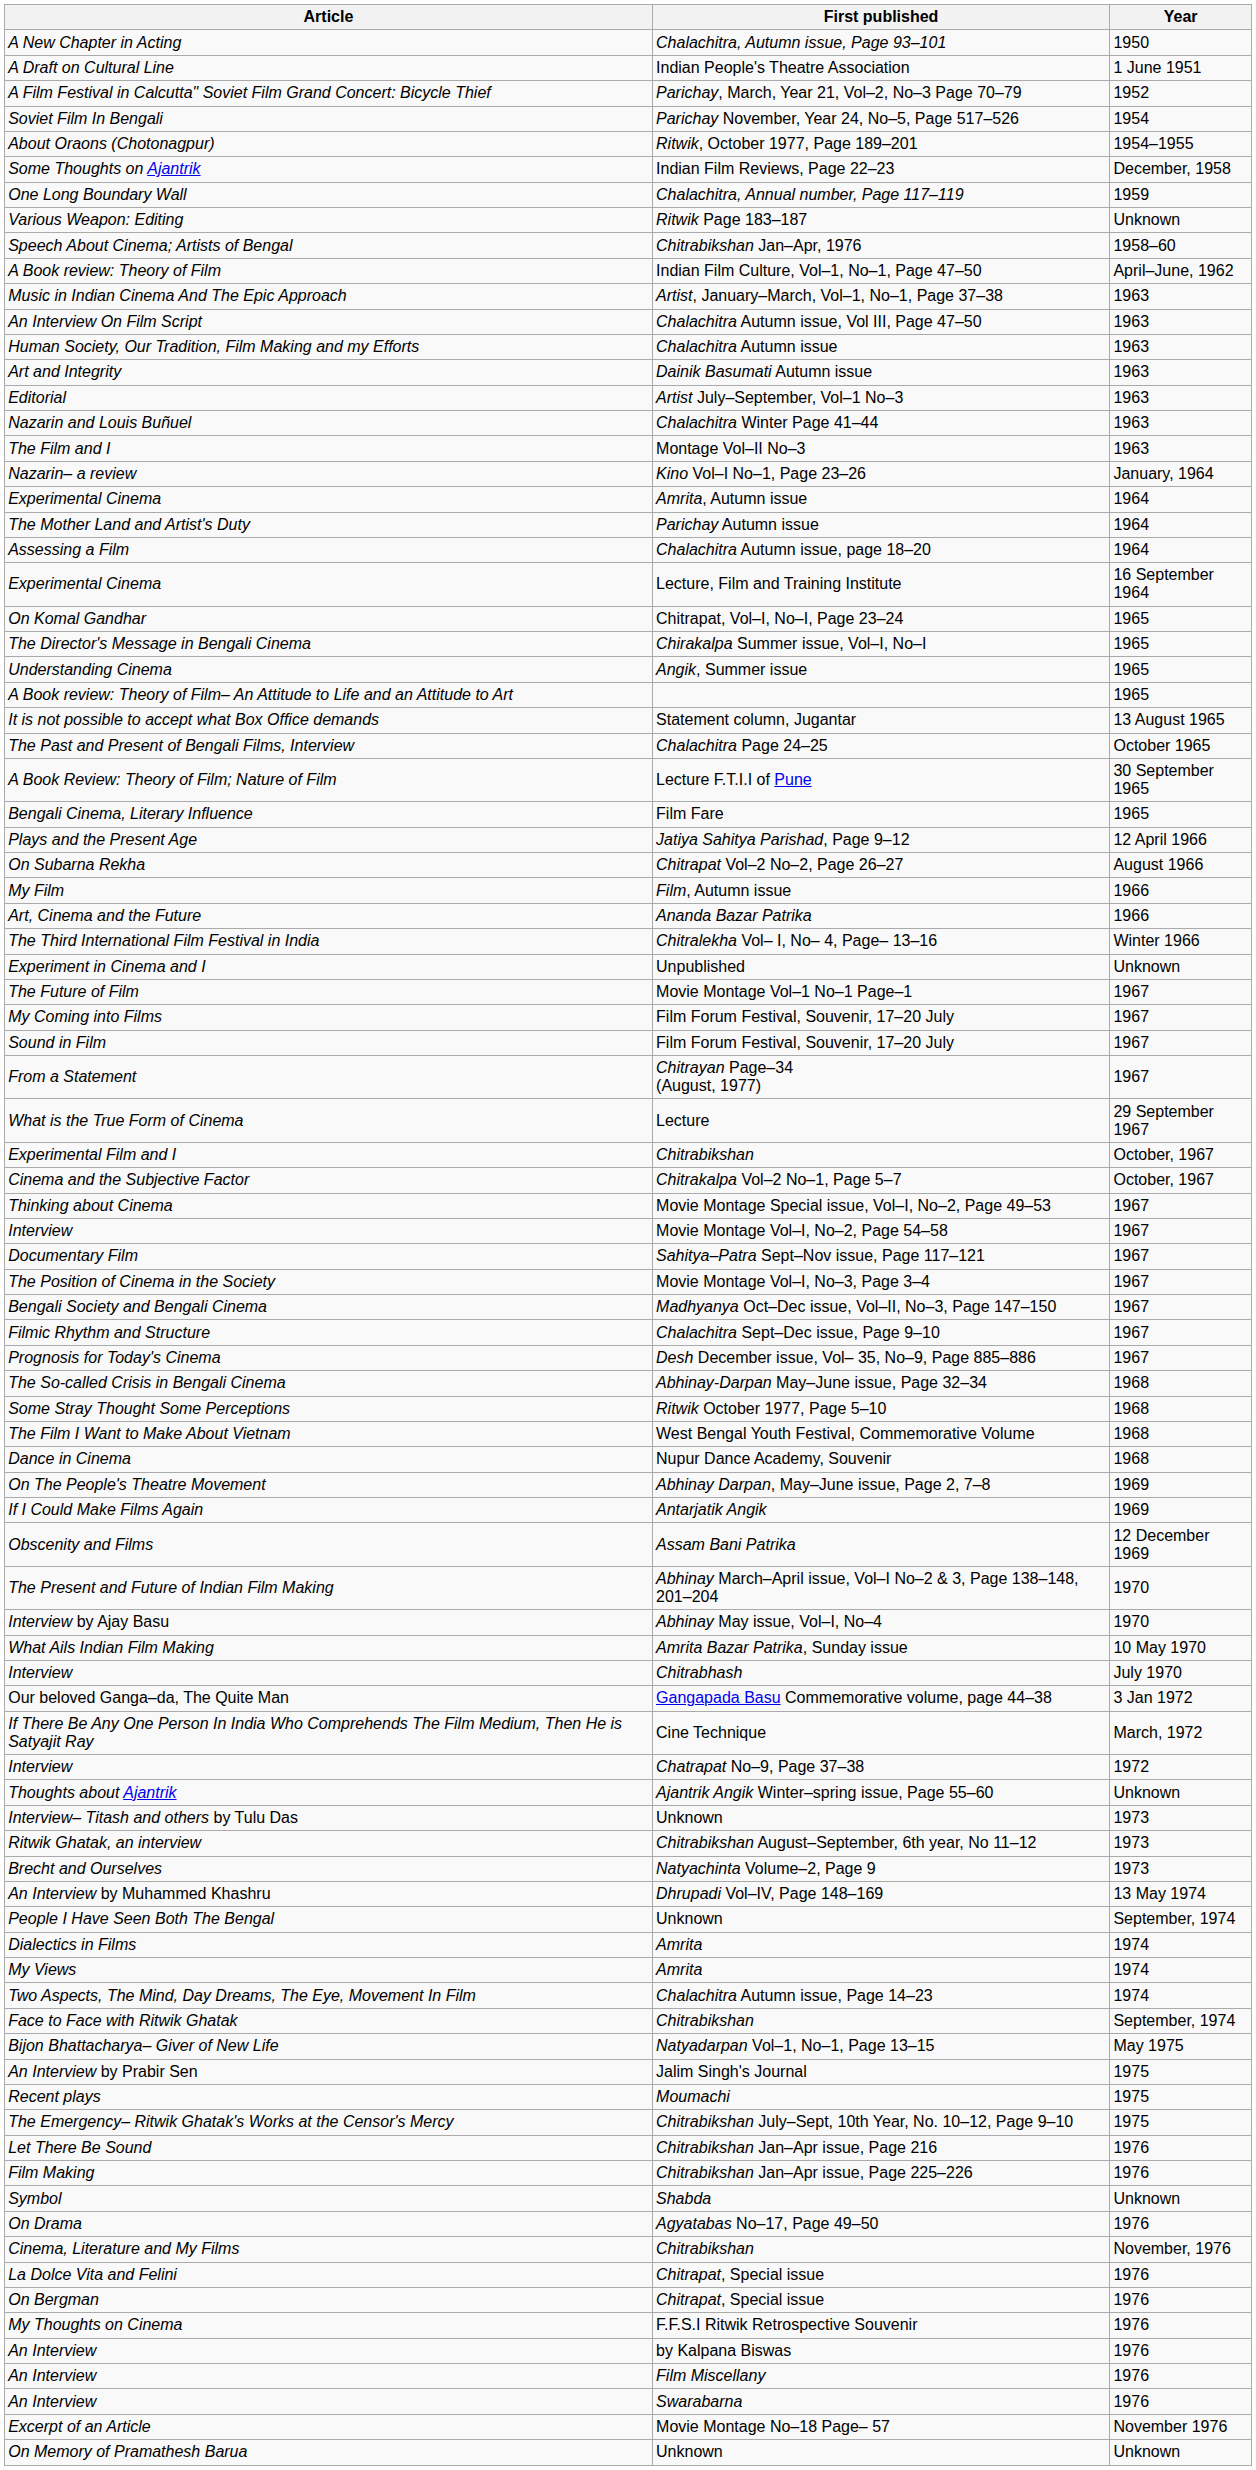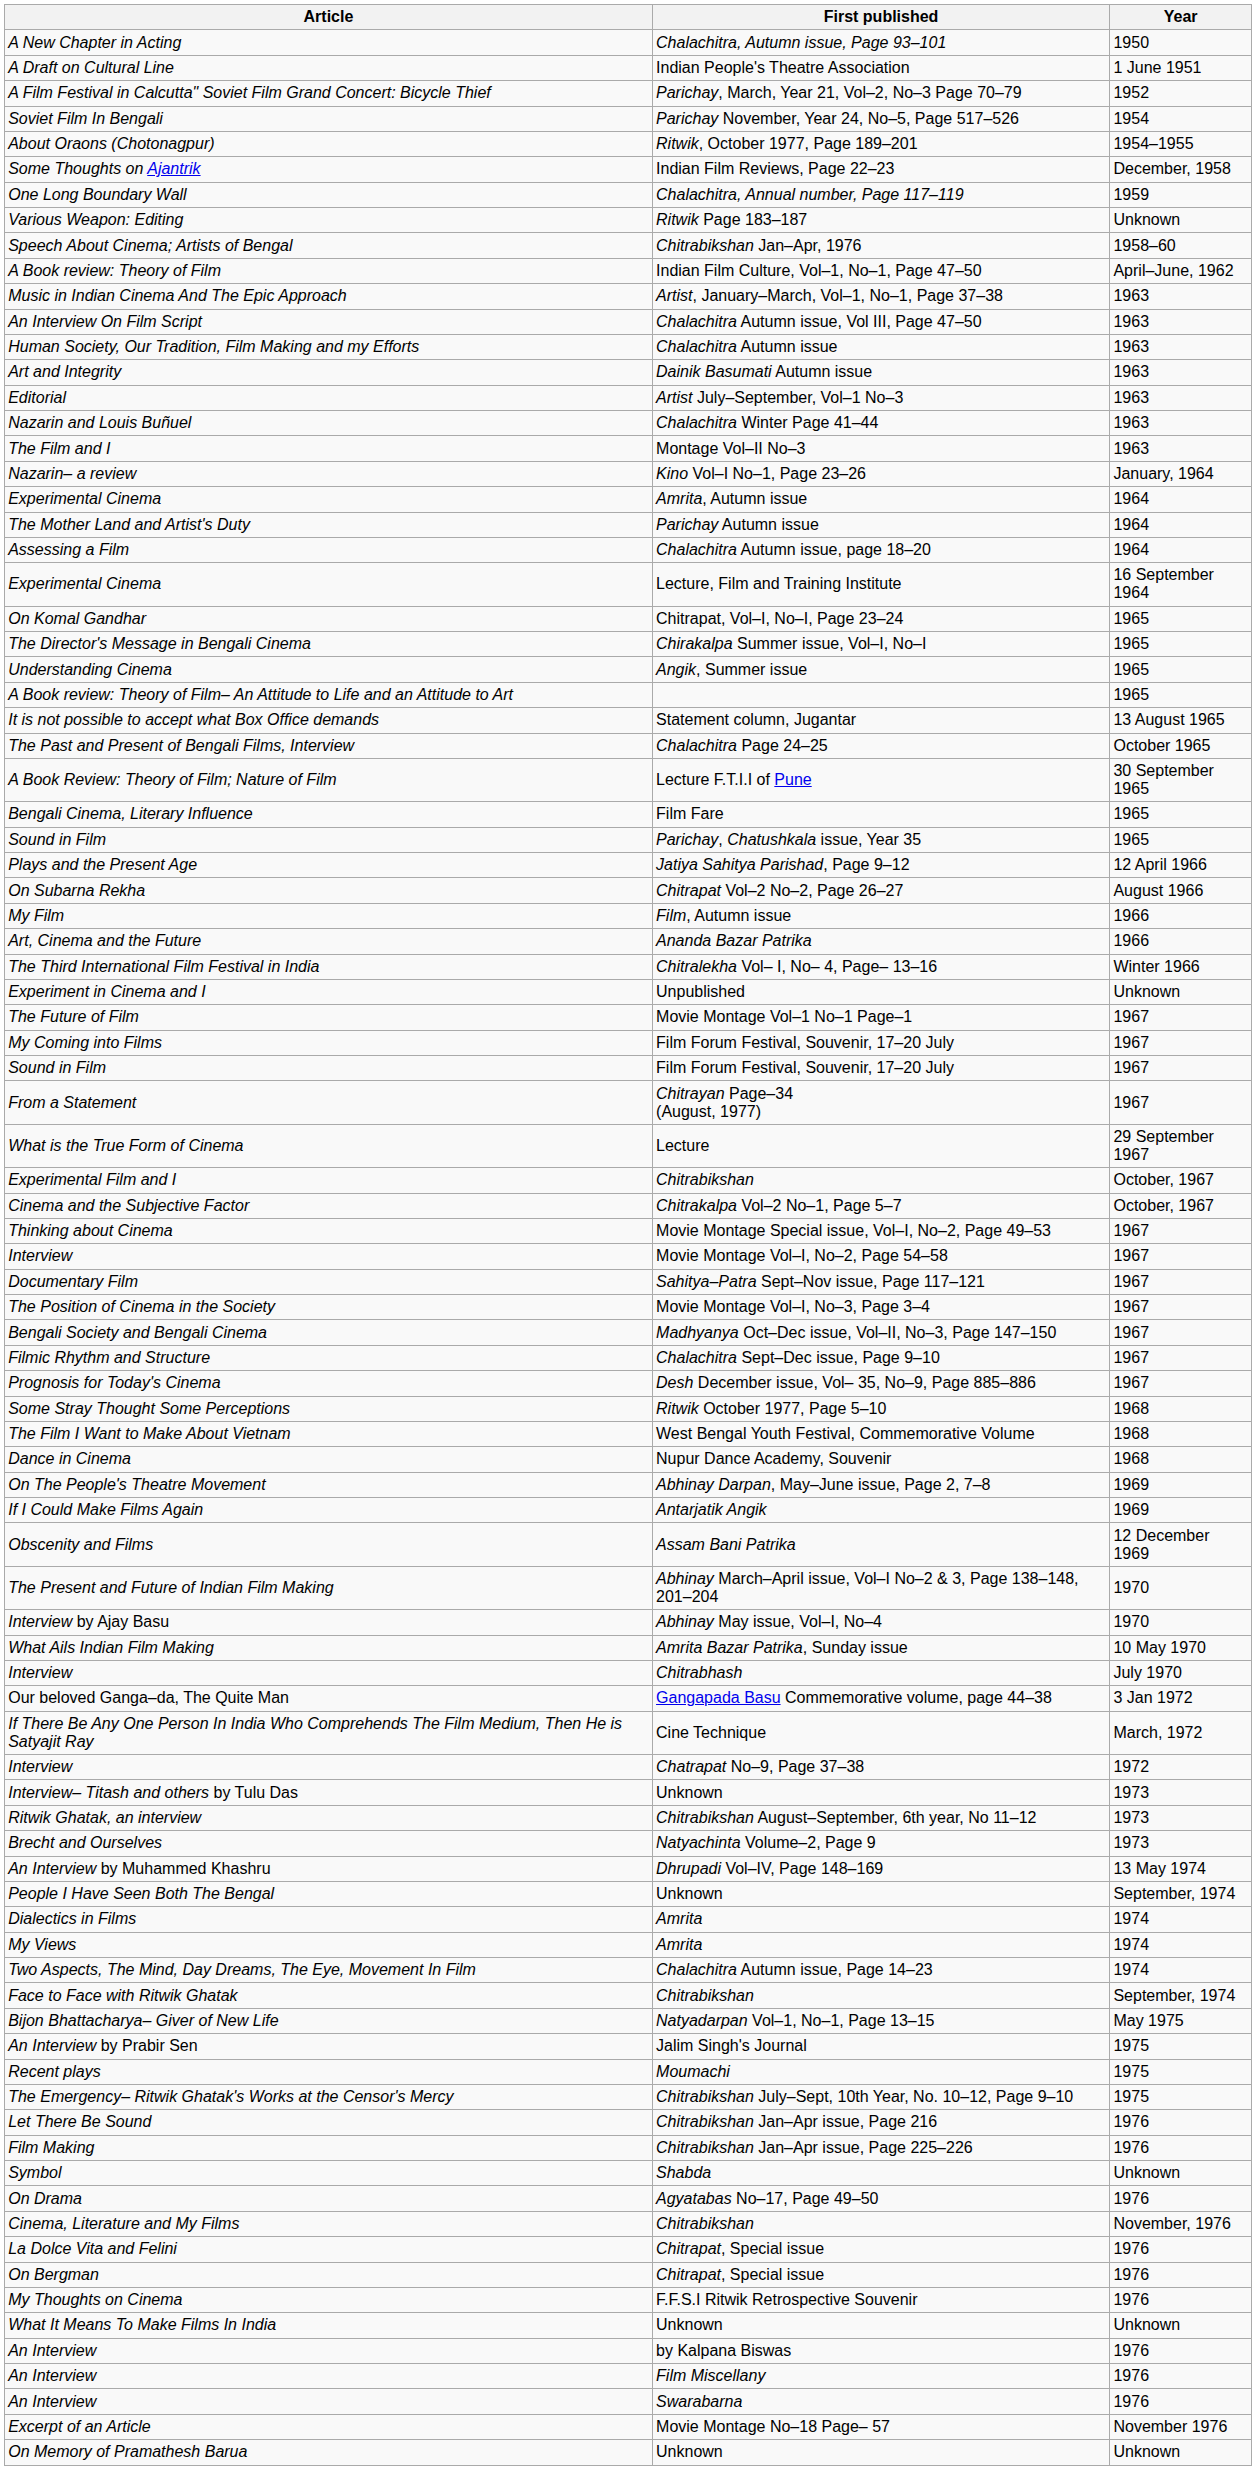+ row: (57, 839)
- row: (147, 1383)
- row: (92, 1792)
+ row: (142, 2325)
